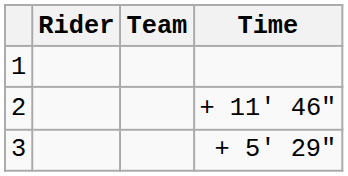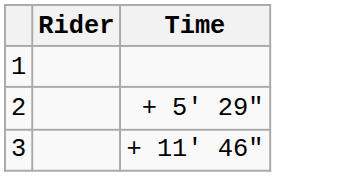- column: (157, 26)
(268, 108) + 11' 46" -> (203, 108) + 5' 29"
(275, 150) + 5' 29" -> (195, 150) + 11' 46"
